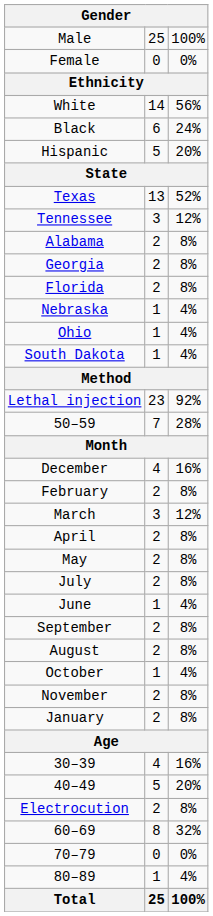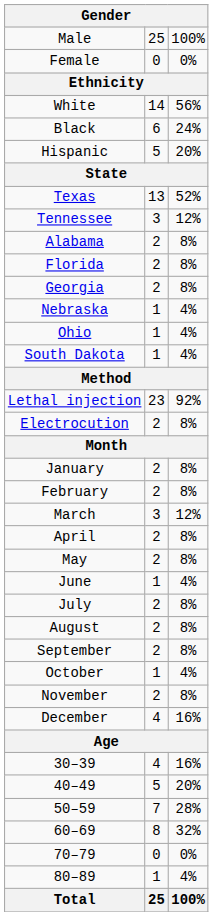rows swapped: (75, 288) <-> (75, 265)
rows swapped: (75, 809) <-> (75, 424)
rows swapped: (75, 719) <-> (75, 469)
rows swapped: (75, 605) <-> (75, 583)
rows swapped: (75, 651) <-> (75, 628)
